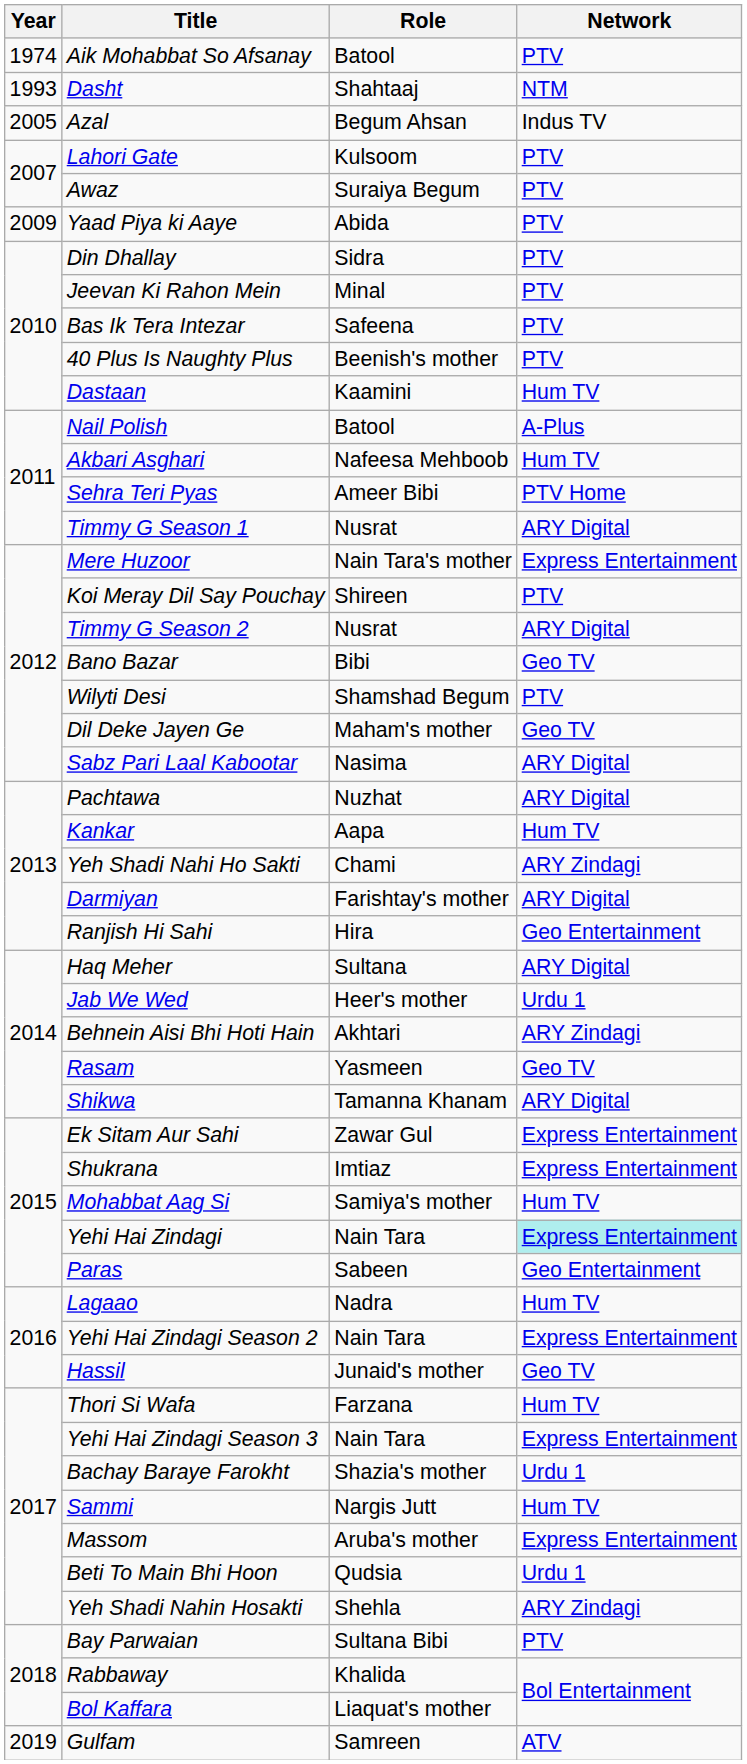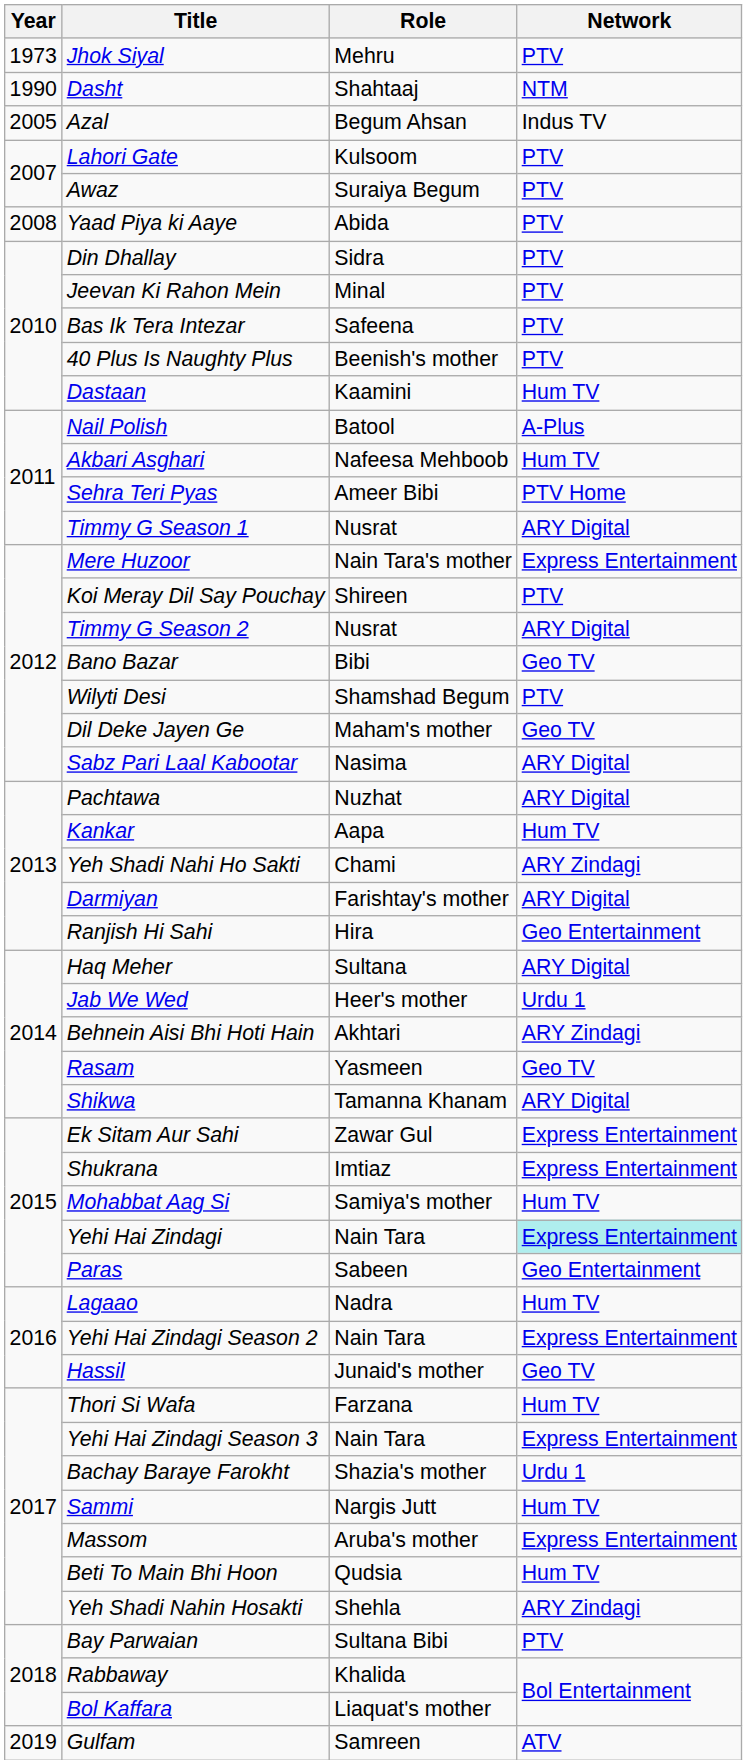+ row: (115, 55)
- row: (189, 55)
(33, 88) 1993 -> (33, 88) 1990
(33, 223) 2009 -> (33, 223) 2008
(554, 1573) Urdu 1 -> (561, 1573) Hum TV
